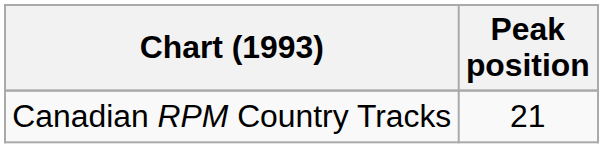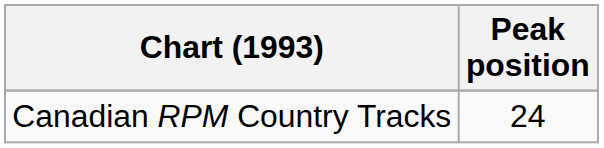(528, 116) 21 -> (528, 116) 24
